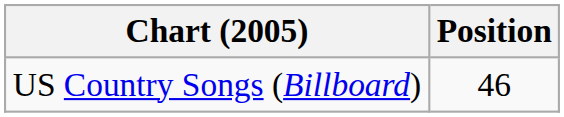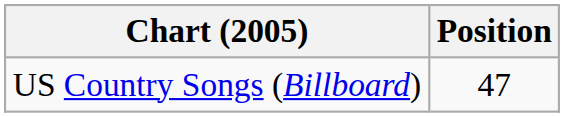(494, 84) 46 -> (494, 84) 47
